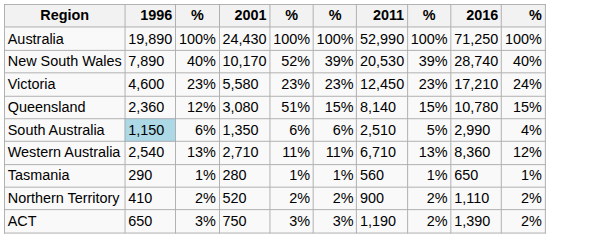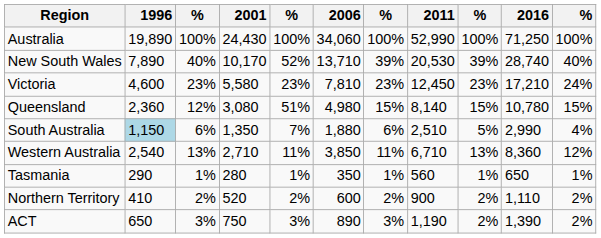+ column: (345, 15)
(300, 130) 6% -> (300, 130) 7%
